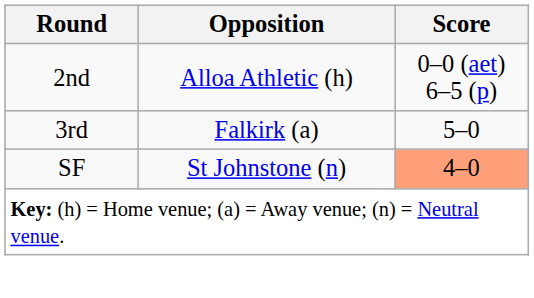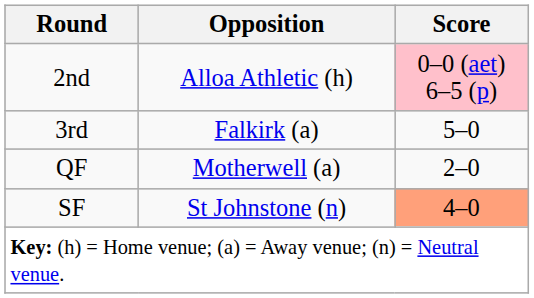(461, 76) no background -> (461, 76) pink background
+ row: (72, 168)
